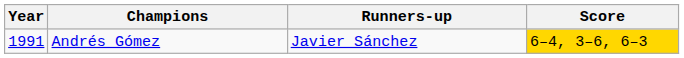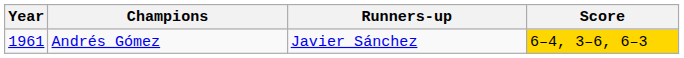(26, 41) 1991 -> (26, 41) 1961
